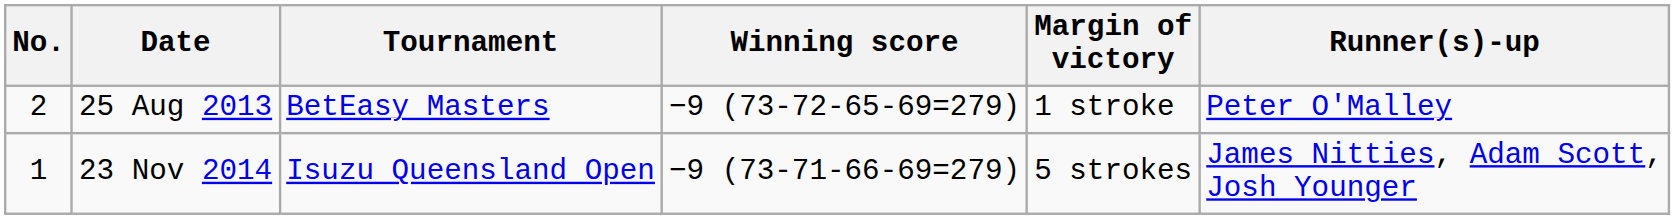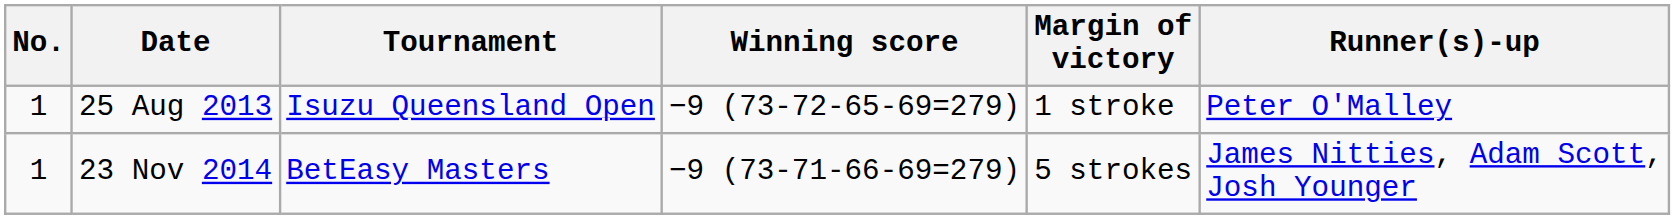(39, 110) 2 -> (39, 110) 1
(418, 110) BetEasy Masters -> (471, 110) Isuzu Queensland Open
(471, 173) Isuzu Queensland Open -> (418, 173) BetEasy Masters
